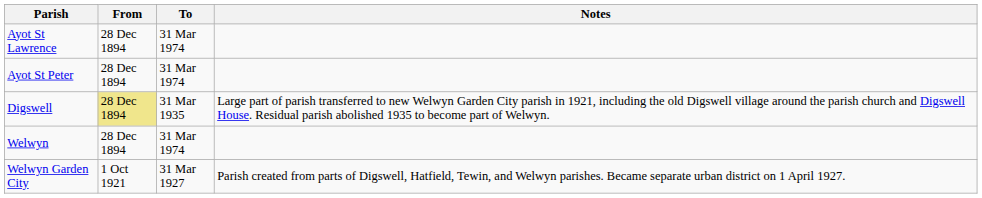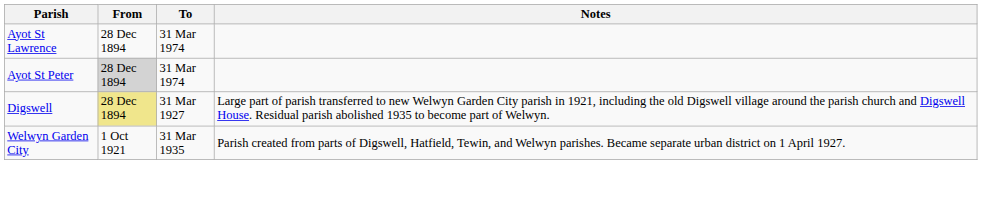(119, 75) no background -> (119, 75) lightgrey background
(178, 108) 31 Mar 1935 -> (178, 108) 31 Mar 1927
- row: (28, 142)
(178, 176) 31 Mar 1927 -> (178, 142) 31 Mar 1935
